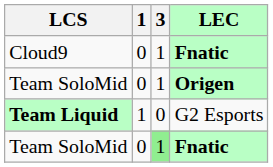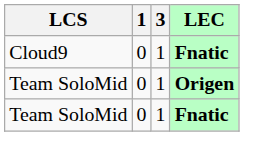- row: (64, 114)
(161, 146) lightgreen background -> (161, 114) no background
